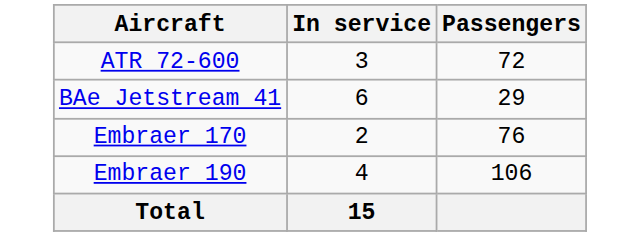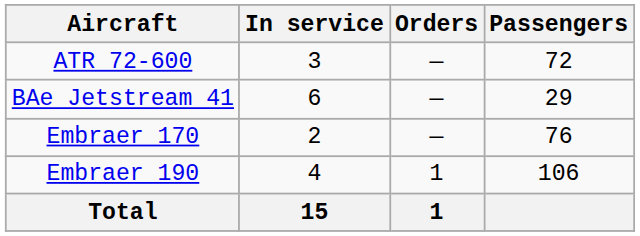+ column: (437, 24)
